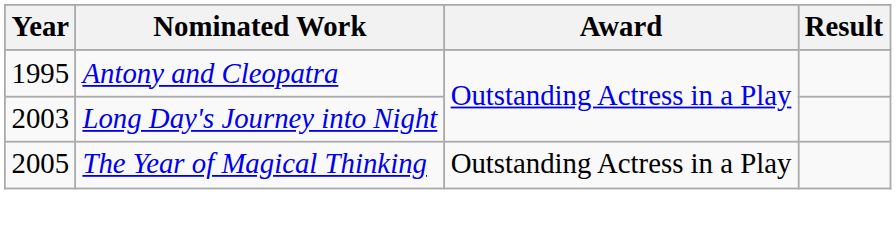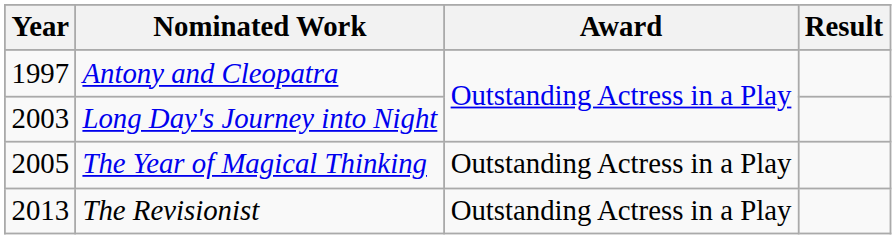(40, 73) 1995 -> (40, 73) 1997
+ row: (171, 210)
